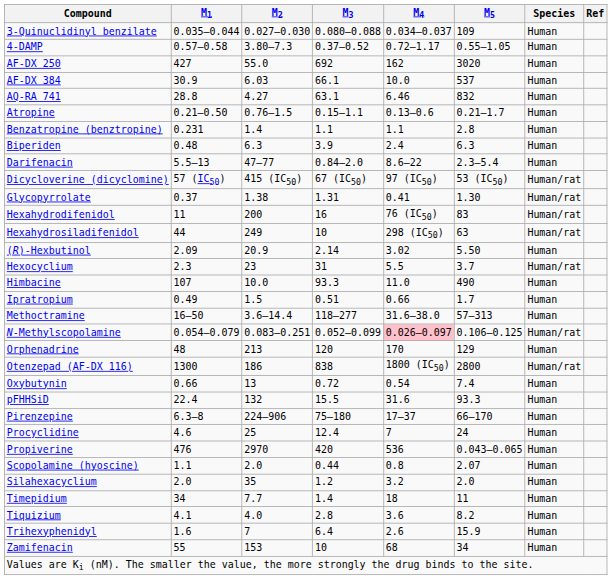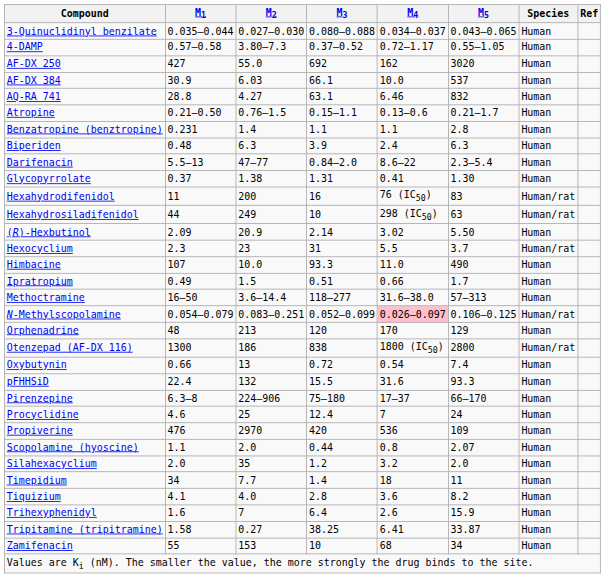(466, 31) 109 -> (484, 31) 0.043–0.065
- row: (88, 180)
(554, 197) Human/rat -> (536, 179) Human
(490, 449) 0.043–0.065 -> (460, 431) 109
+ row: (85, 530)
